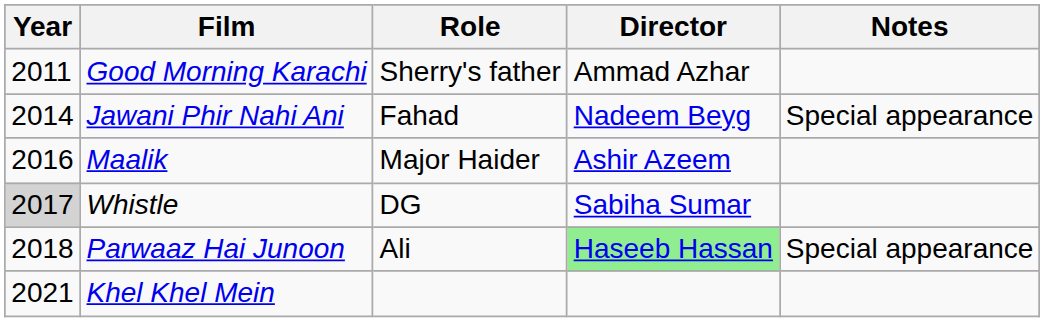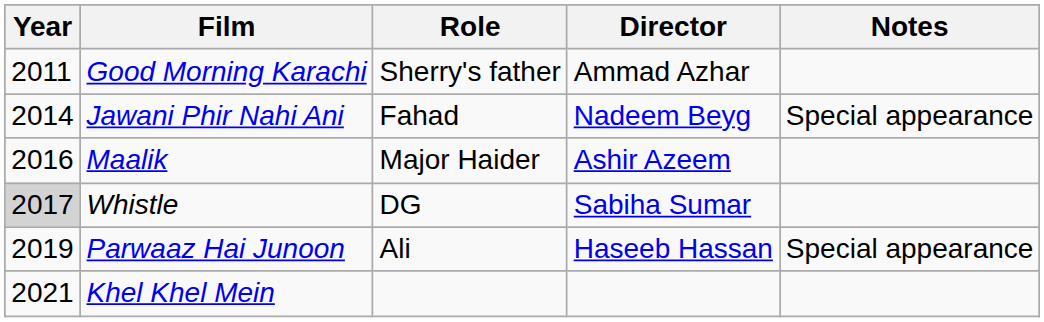(42, 248) 2018 -> (42, 248) 2019
(673, 248) lightgreen background -> (673, 248) no background
